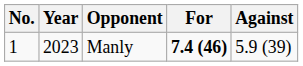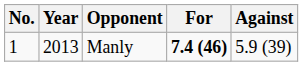(61, 46) 2023 -> (61, 46) 2013
